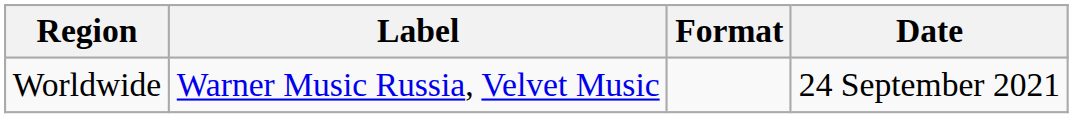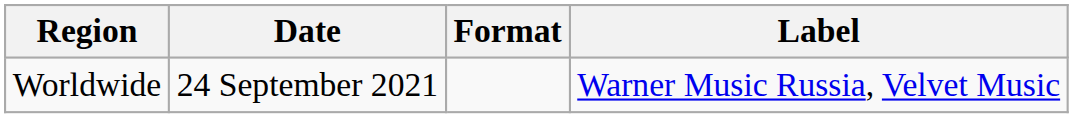columns swapped: (929, 31) <-> (418, 31)
